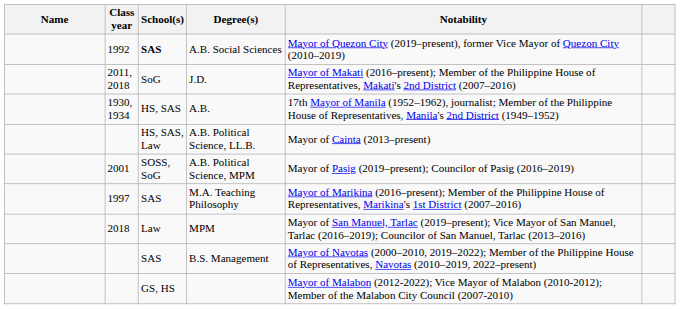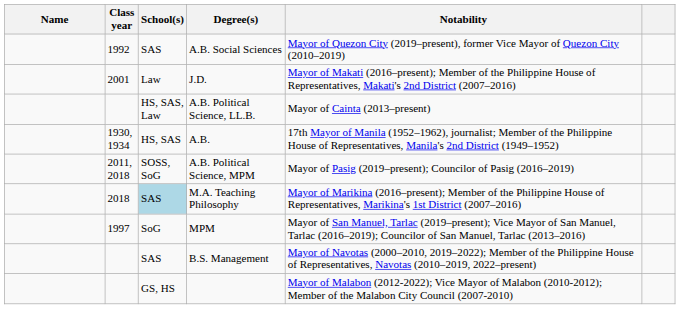(151, 49) bold -> (151, 49) normal
(120, 79) 2011, 2018 -> (119, 79) 2001
(151, 79) SoG -> (151, 79) Law
rows swapped: (200, 109) <-> (222, 139)
(119, 169) 2001 -> (120, 169) 2011, 2018
(119, 199) 1997 -> (119, 199) 2018
(151, 199) no background -> (151, 199) lightblue background
(119, 228) 2018 -> (119, 228) 1997
(151, 228) Law -> (151, 228) SoG
